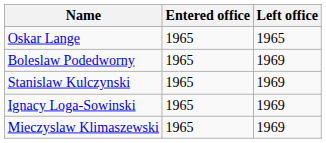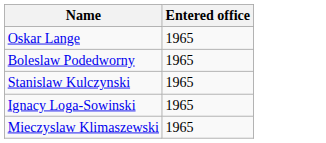- column: (287, 15)
